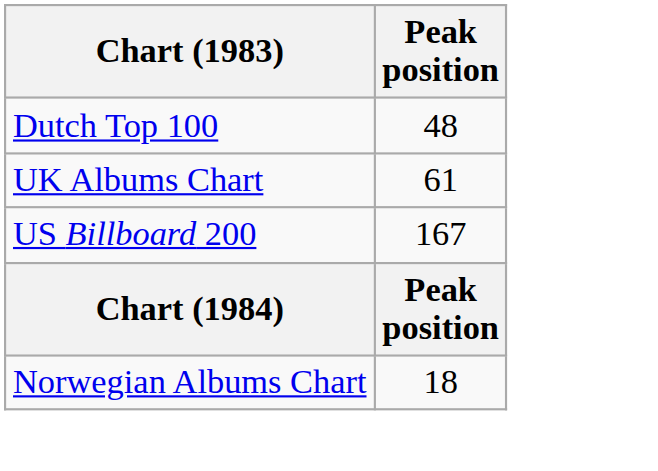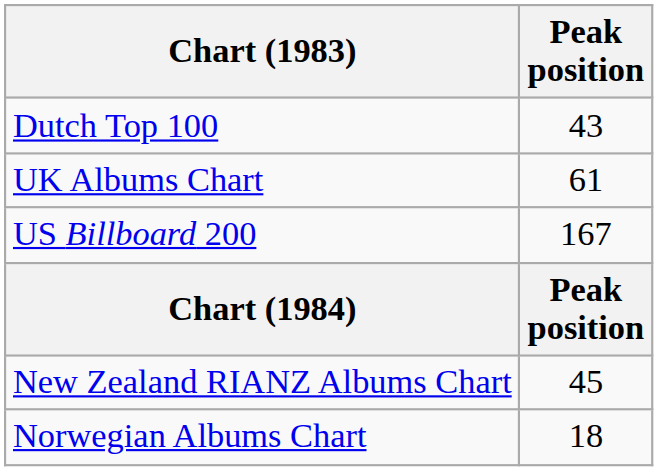(441, 125) 48 -> (586, 125) 43
+ row: (262, 381)
